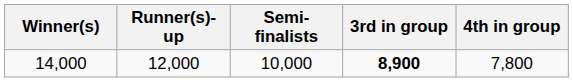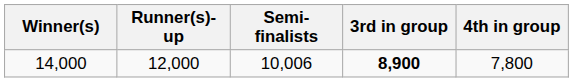(286, 63) 10,000 -> (286, 63) 10,006
